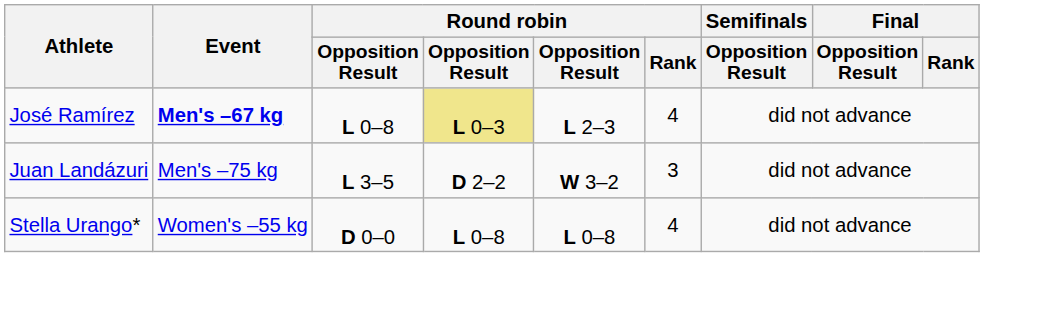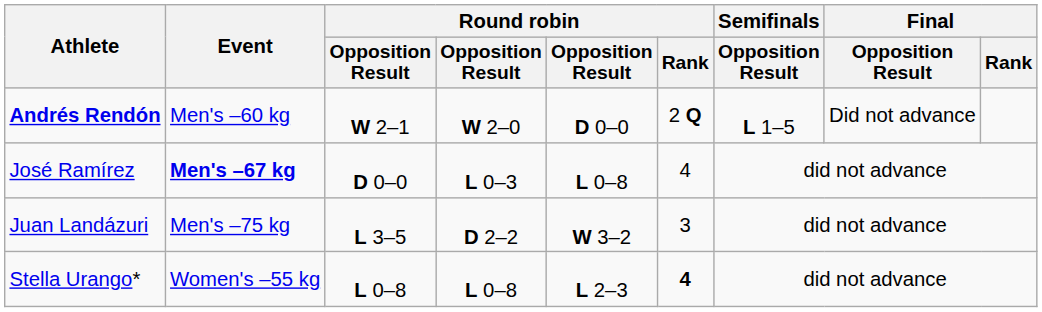+ row: (85, 116)
(368, 127) L 0–8 -> (380, 182) D 0–0
(479, 127) khaki background -> (491, 182) no background
(589, 127) L 2–3 -> (602, 182) L 0–8
(368, 236) D 0–0 -> (380, 291) L 0–8
(589, 236) L 0–8 -> (602, 291) L 2–3
(673, 225) normal -> (685, 280) bold
